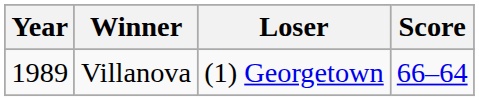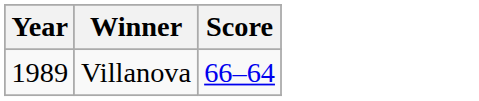- column: (294, 26)
